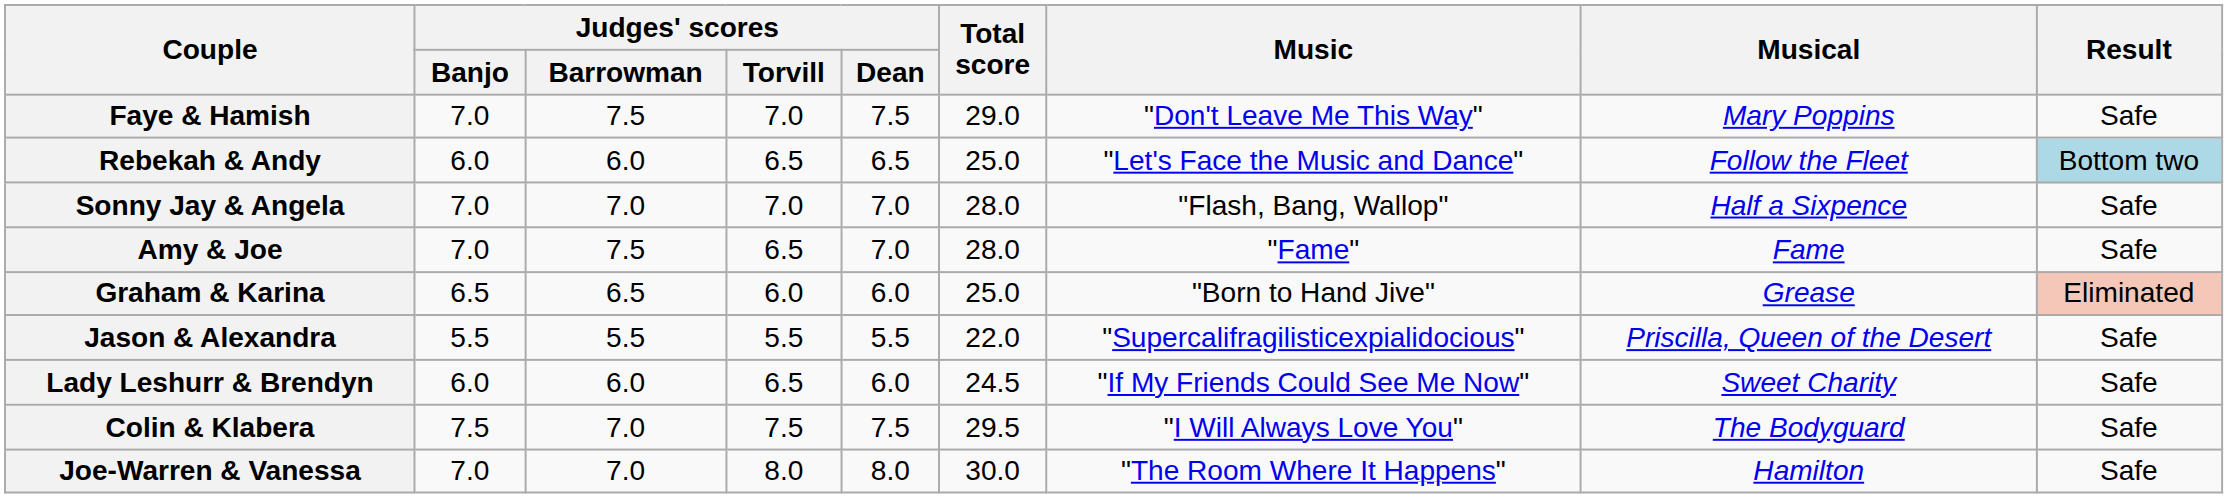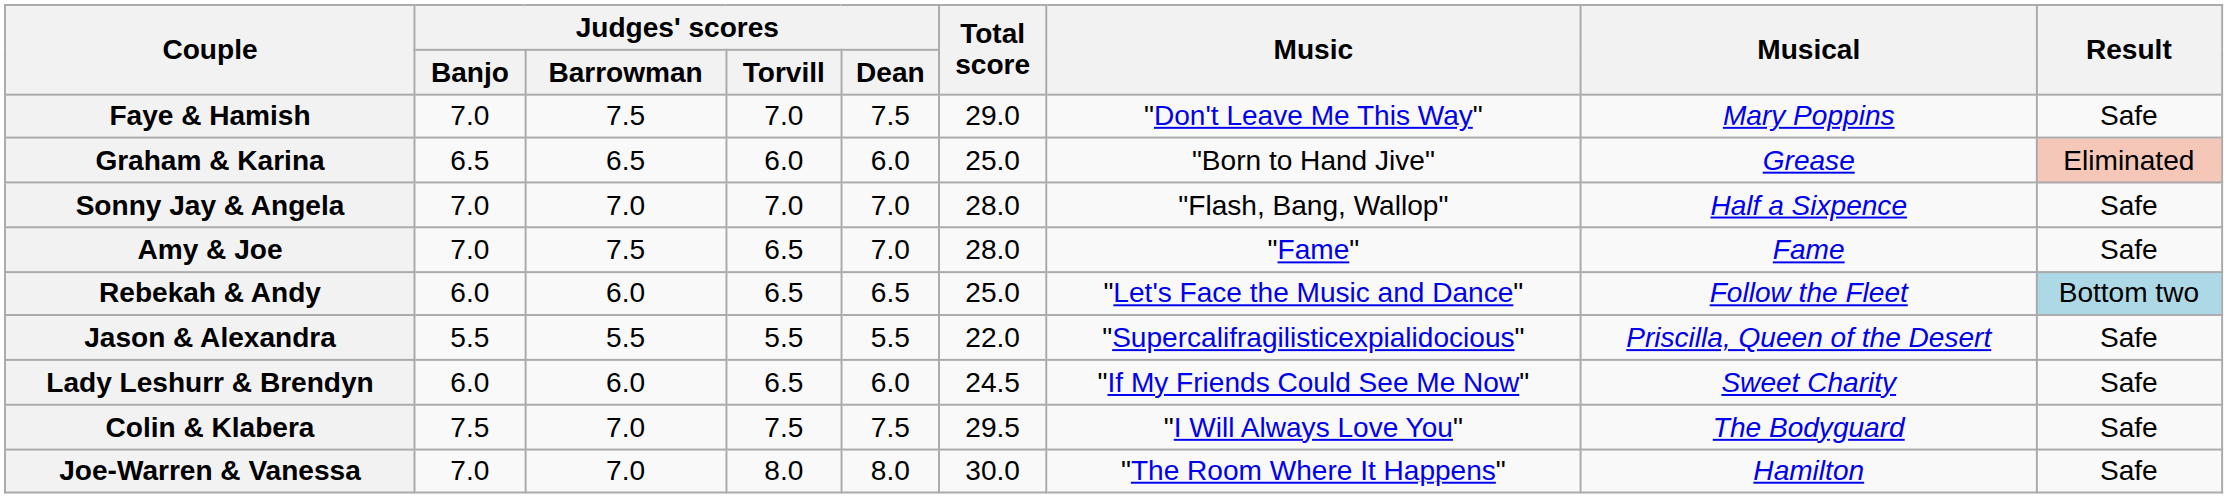rows swapped: (210, 161) <-> (210, 294)
